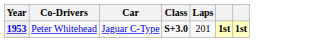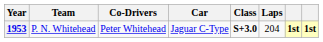+ column: (63, 13)
(203, 29) 201 -> (272, 29) 204
